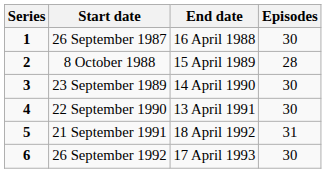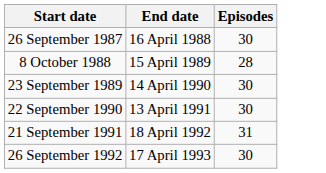- column: (27, 16)
